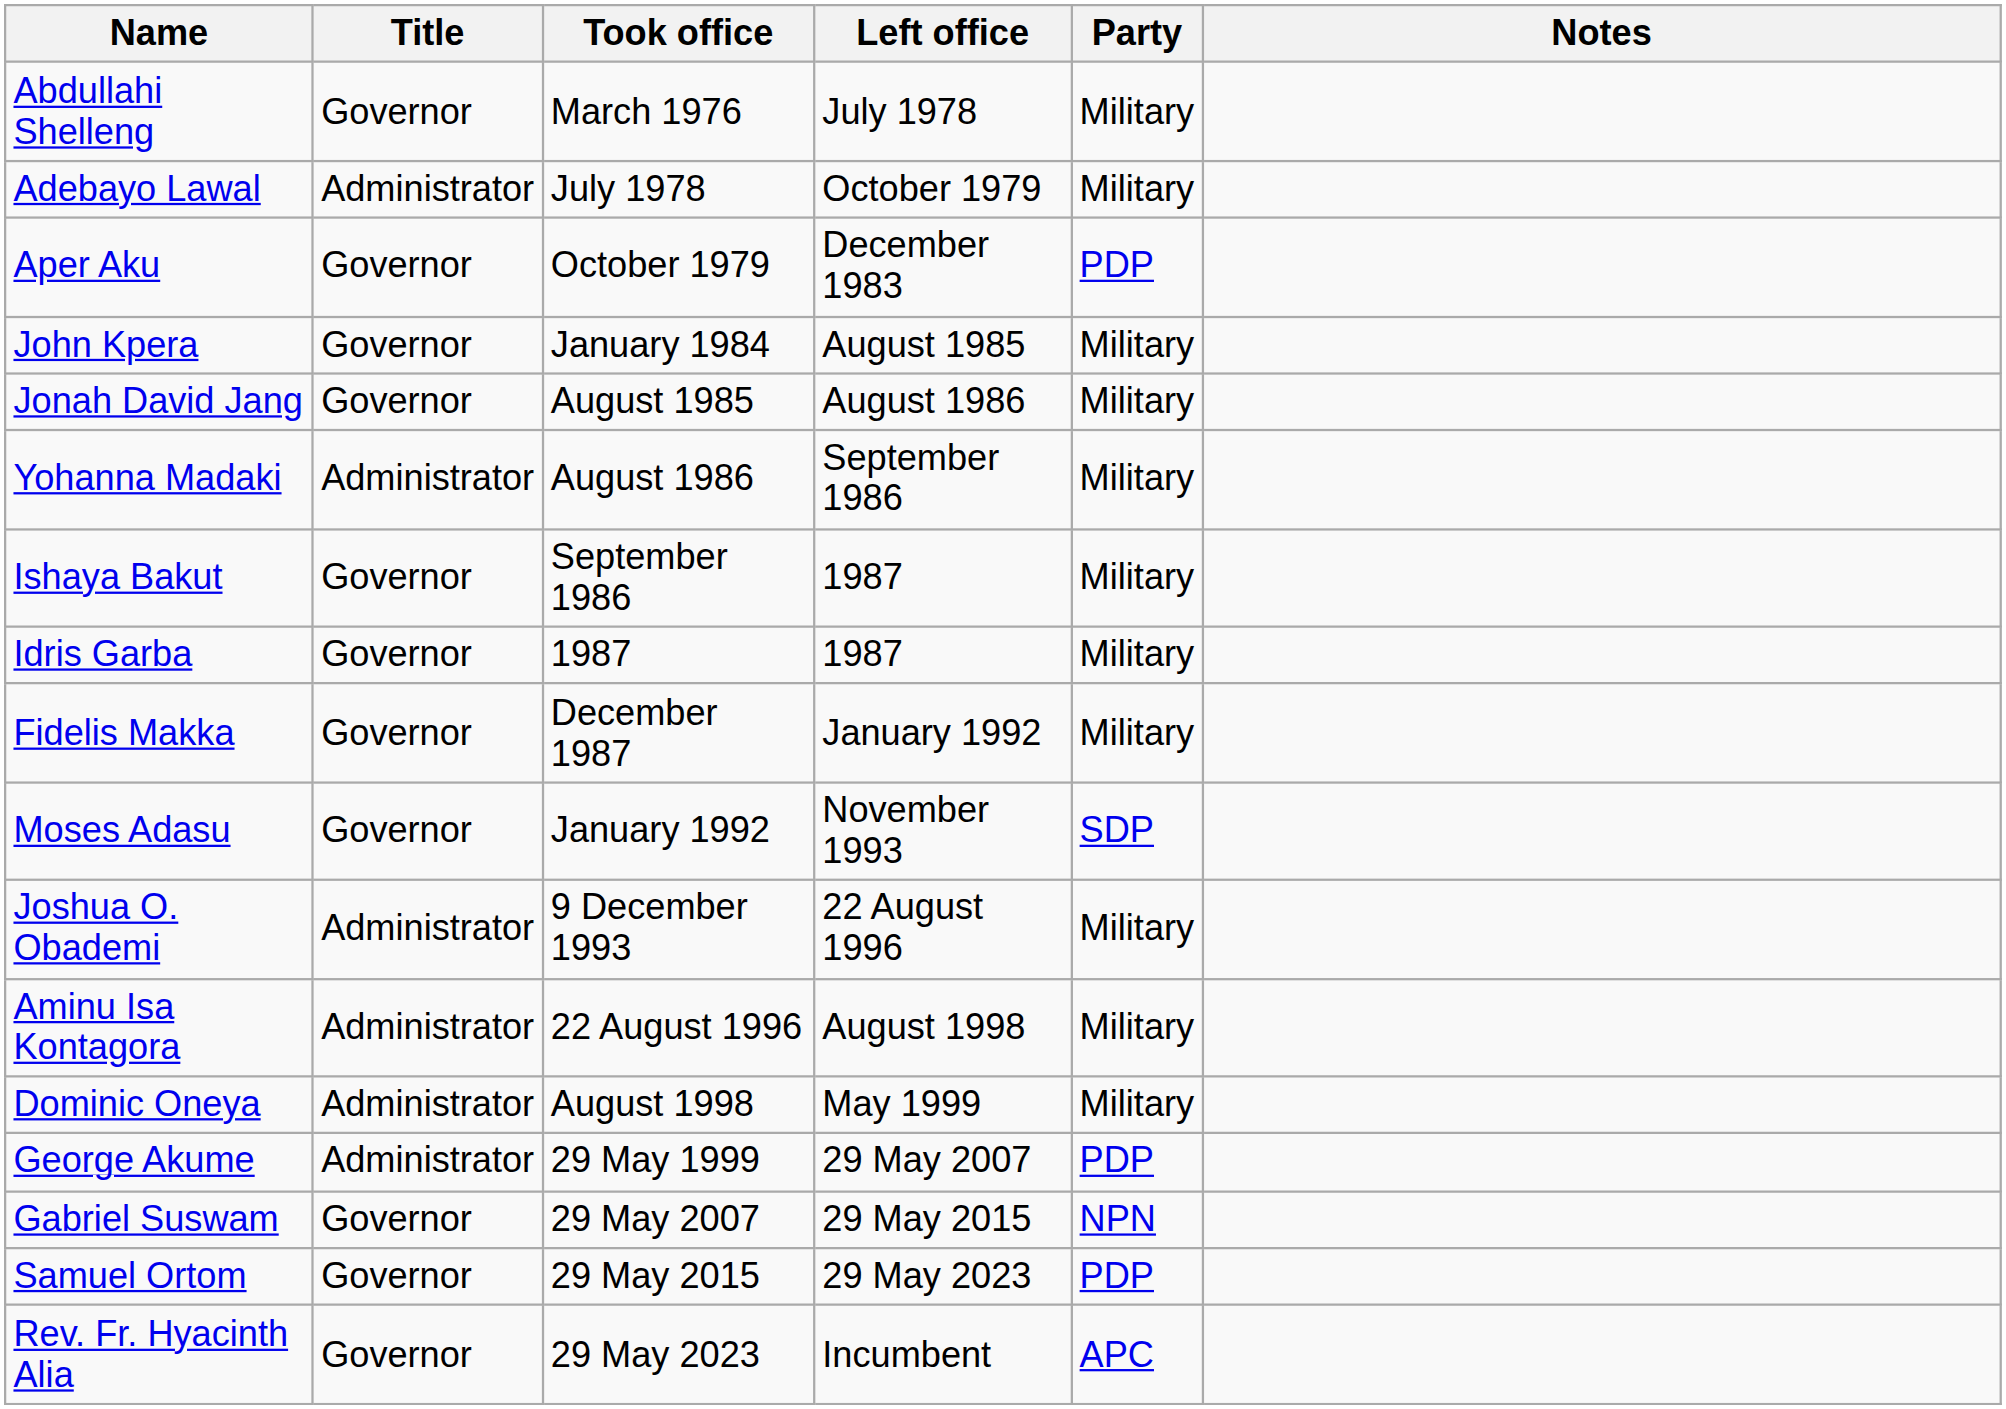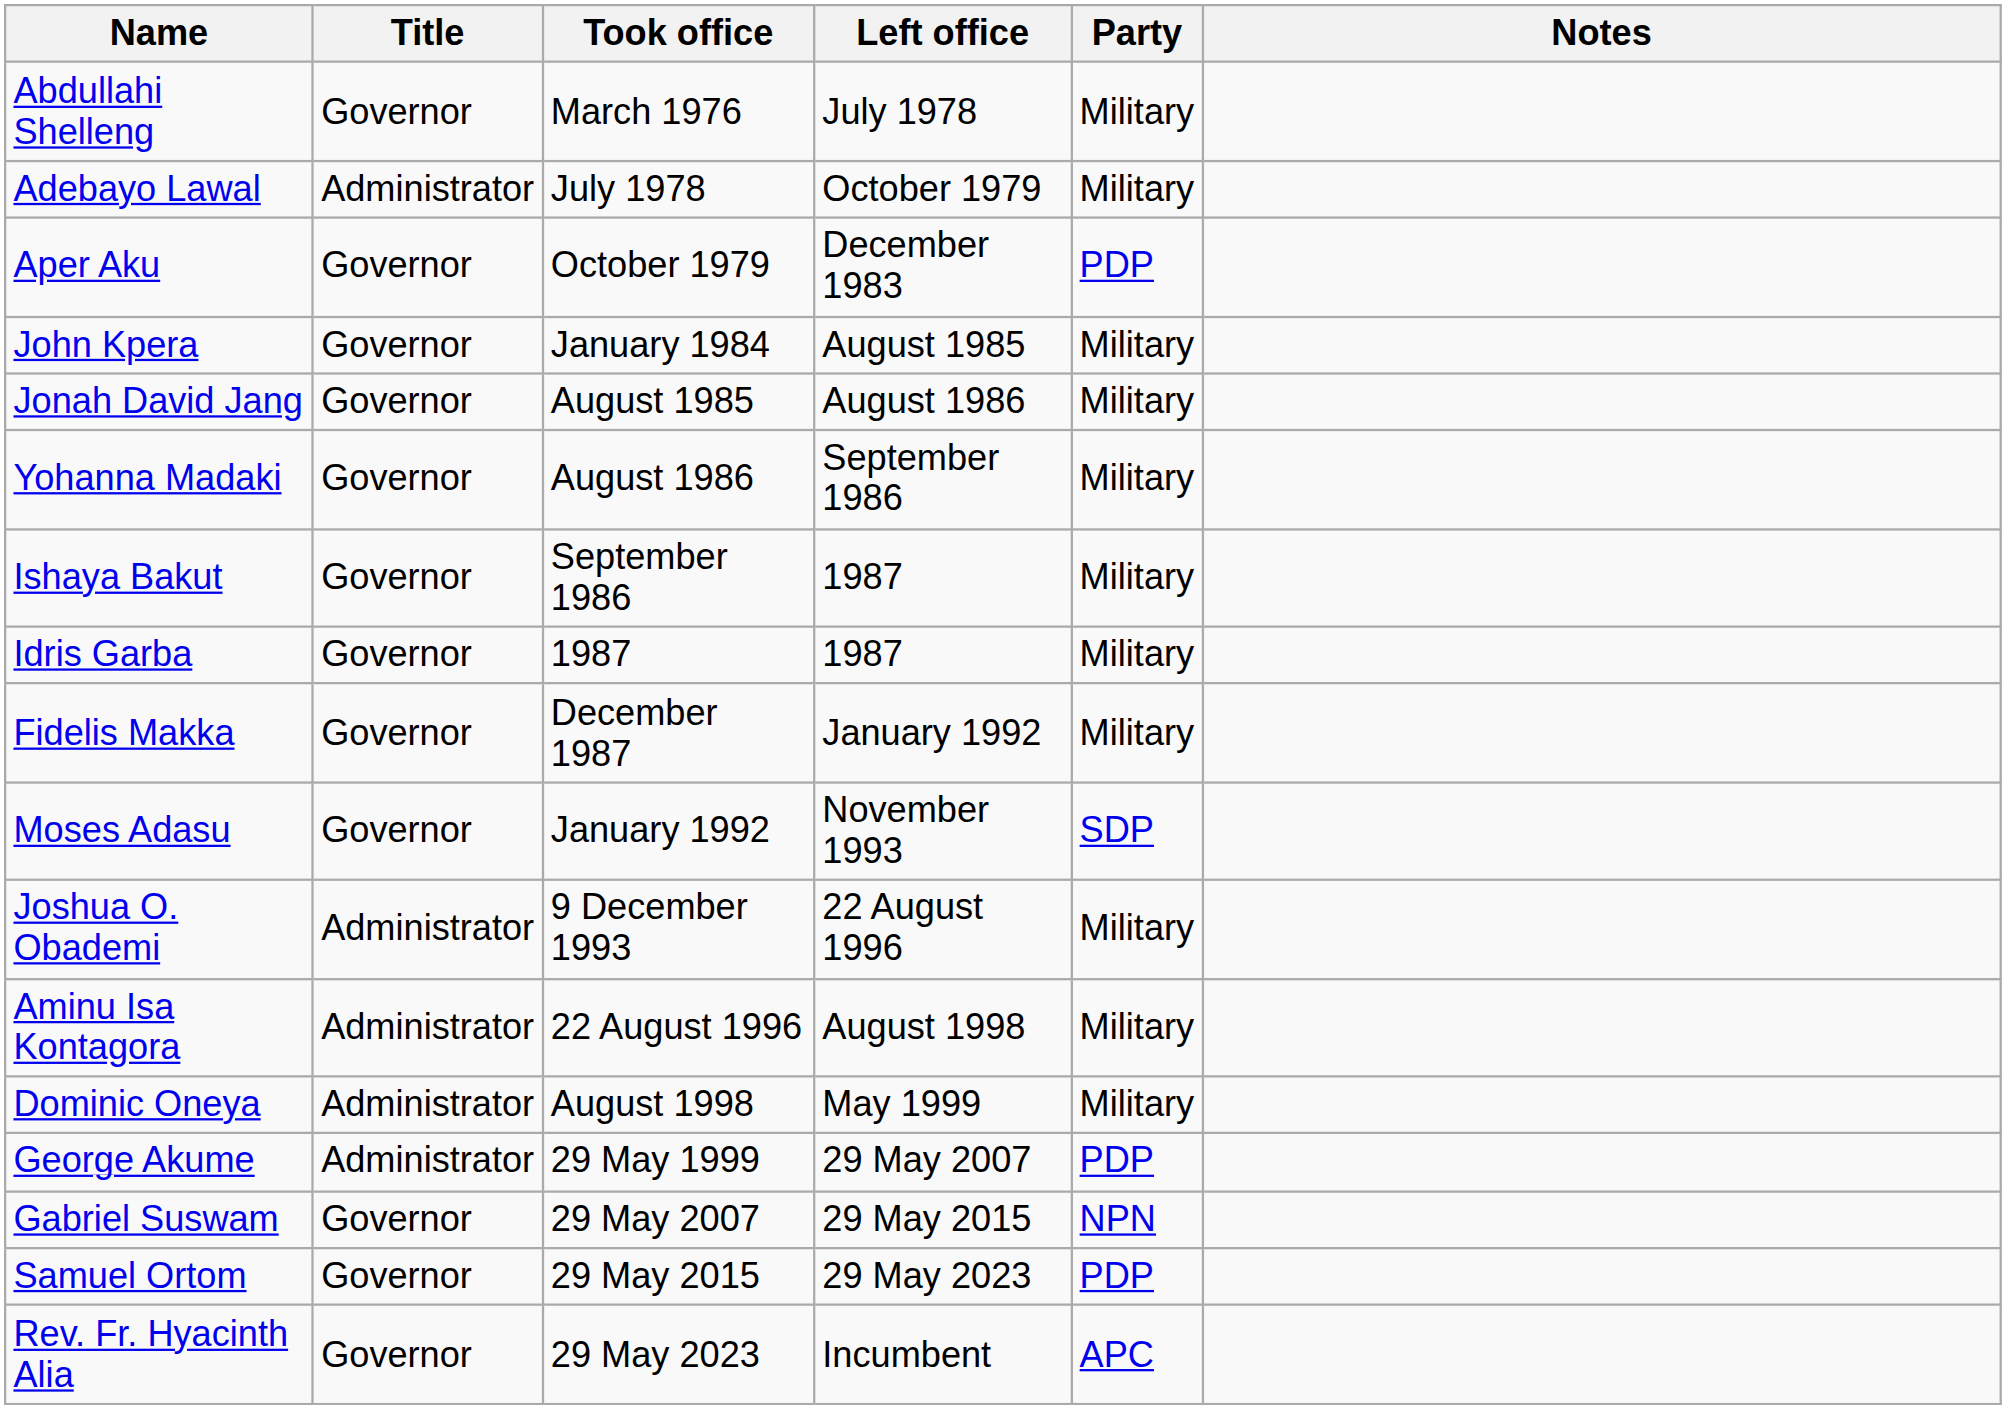(428, 478) Administrator -> (397, 478) Governor
